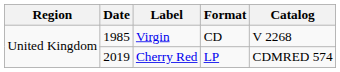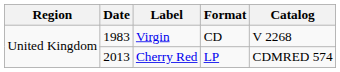(117, 36) 1985 -> (117, 36) 1983
(117, 57) 2019 -> (117, 57) 2013
